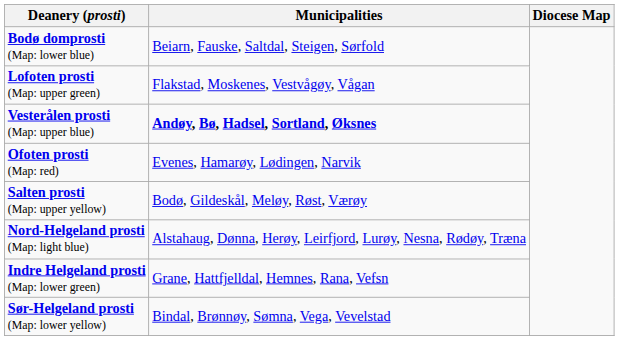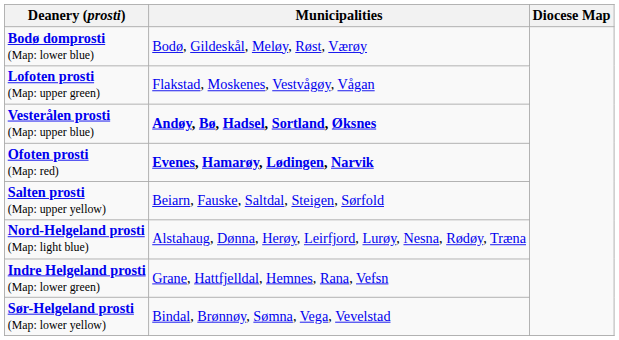(268, 46) Beiarn, Fauske, Saltdal, Steigen, Sørfold -> (260, 46) Bodø, Gildeskål, Meløy, Røst, Værøy
(257, 162) normal -> (263, 162) bold
(260, 200) Bodø, Gildeskål, Meløy, Røst, Værøy -> (268, 200) Beiarn, Fauske, Saltdal, Steigen, Sørfold
